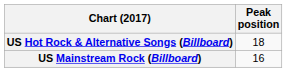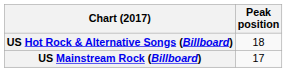(259, 59) 16 -> (259, 59) 17
